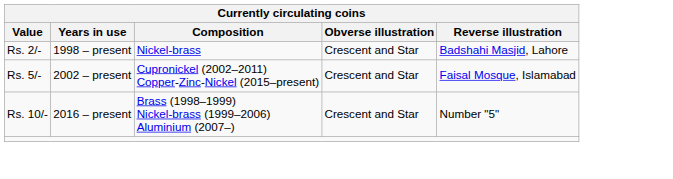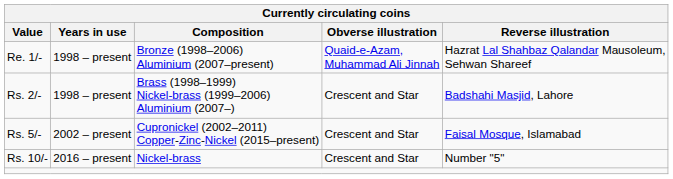+ row: (25, 57)
(169, 50) Nickel-brass -> (204, 95) Brass (1998–1999) Nickel-brass (1999–2006) Aluminium (2007–)
(204, 114) Brass (1998–1999) Nickel-brass (1999–2006) Aluminium (2007–) -> (169, 158) Nickel-brass
